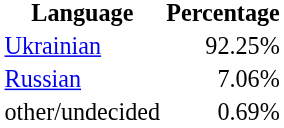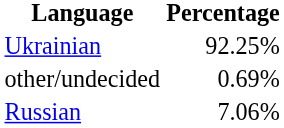rows swapped: (43, 79) <-> (82, 112)
